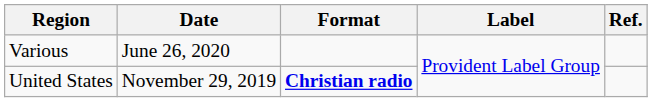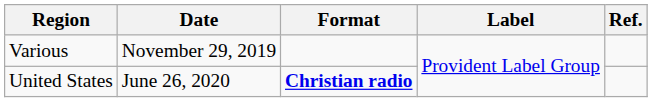(176, 50) June 26, 2020 -> (199, 50) November 29, 2019
(199, 81) November 29, 2019 -> (176, 81) June 26, 2020
